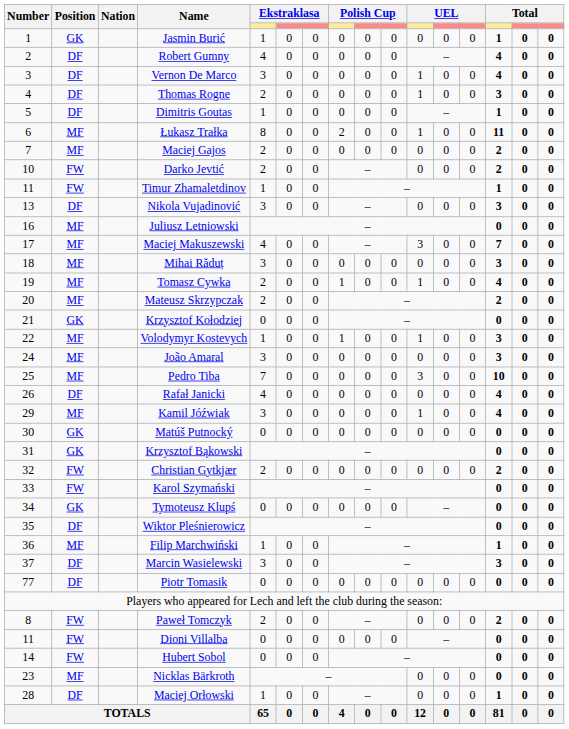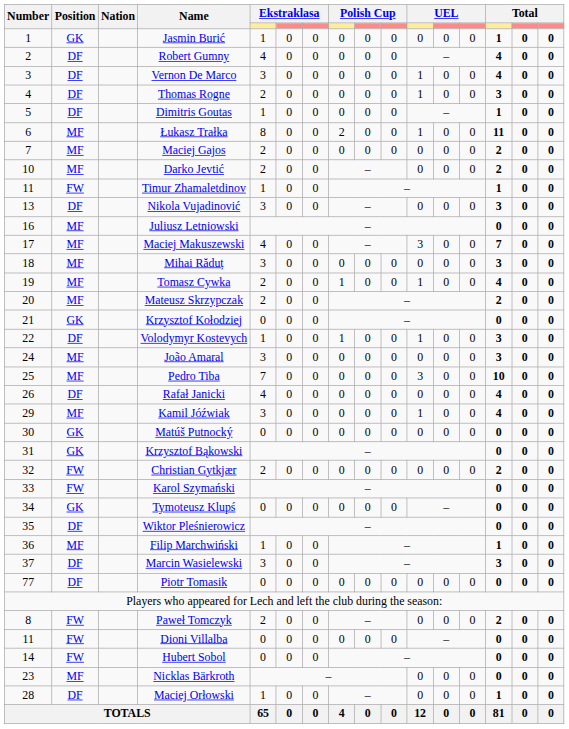(75, 169) FW -> (75, 169) MF
(75, 338) MF -> (75, 338) DF
